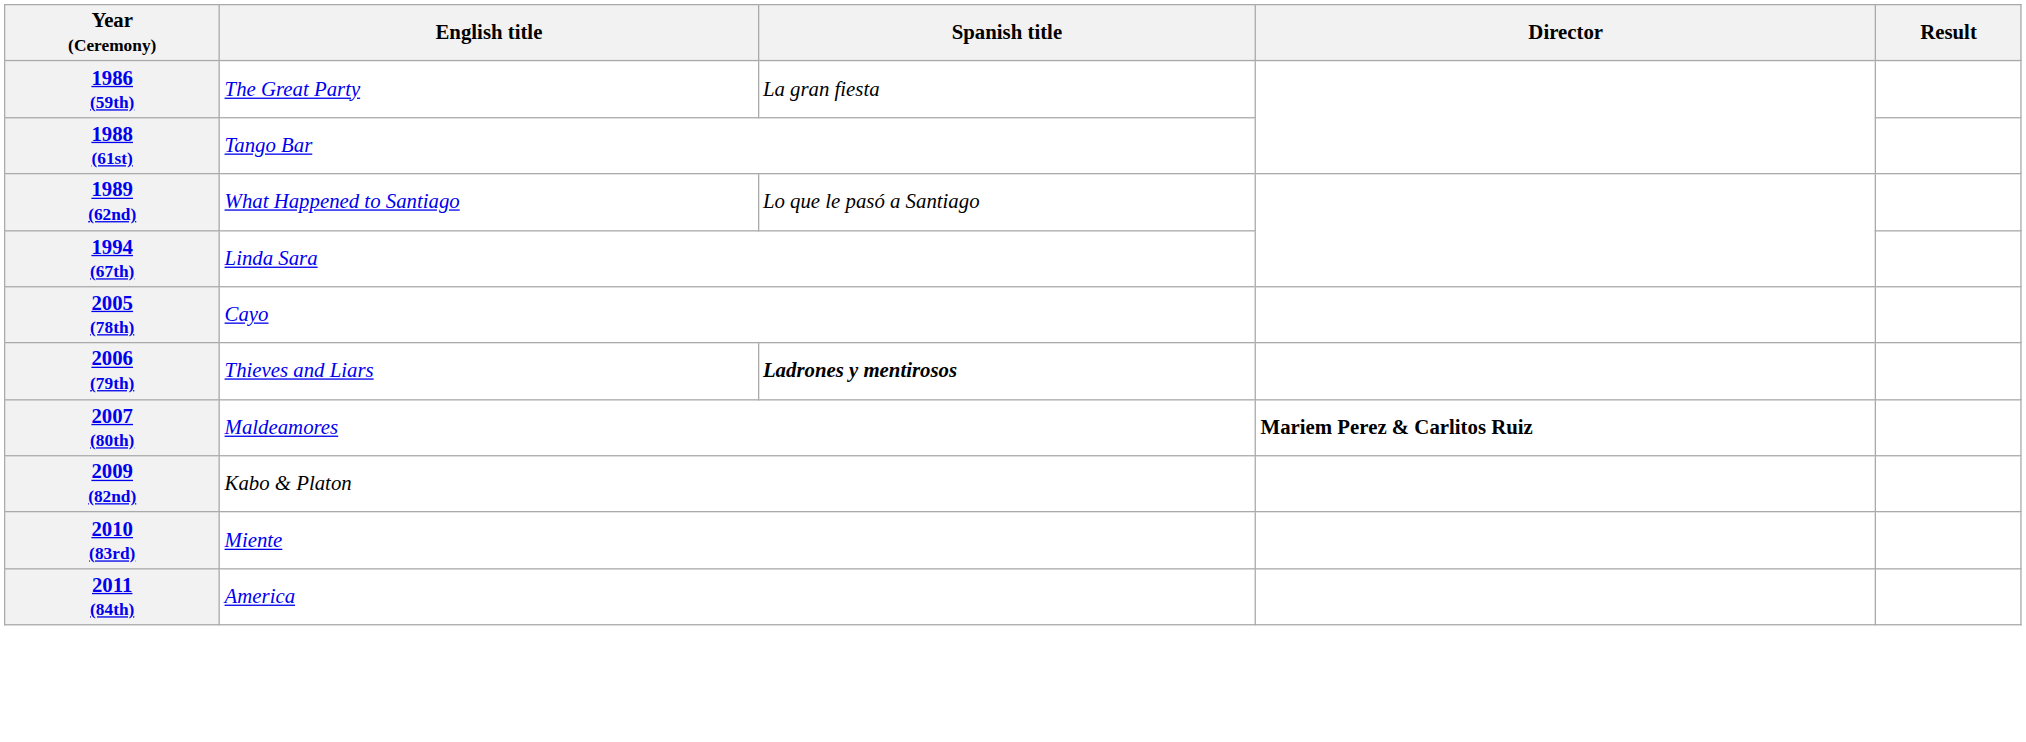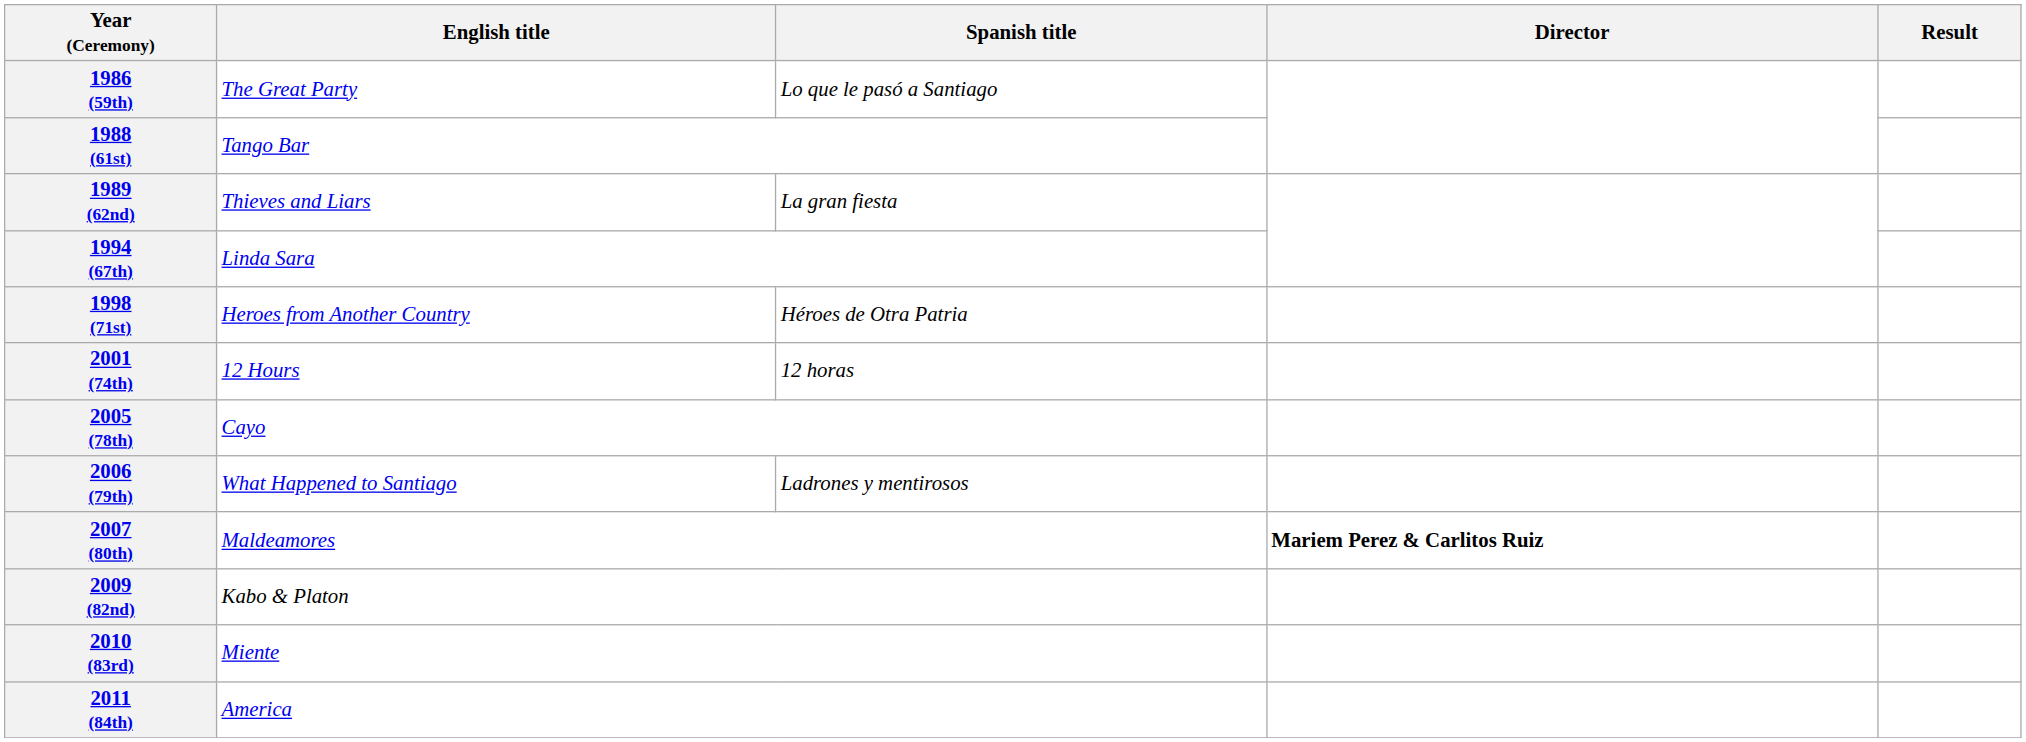(821, 89) La gran fiesta -> (889, 89) Lo que le pasó a Santiago
(342, 201) What Happened to Santiago -> (296, 201) Thieves and Liars
(871, 201) Lo que le pasó a Santiago -> (839, 201) La gran fiesta
+ row: (111, 314)
+ row: (111, 371)
(299, 371) Thieves and Liars -> (339, 483) What Happened to Santiago
(860, 371) bold -> (875, 483) normal
